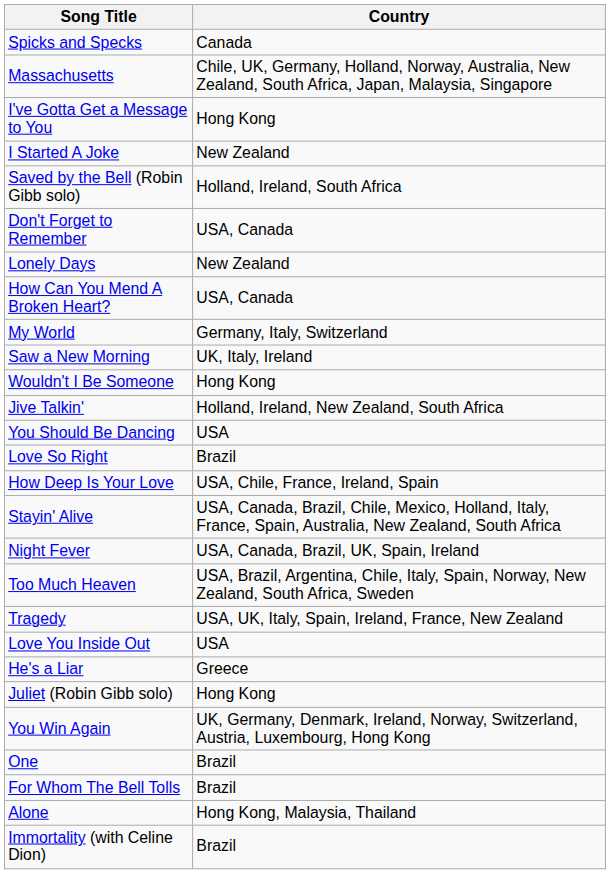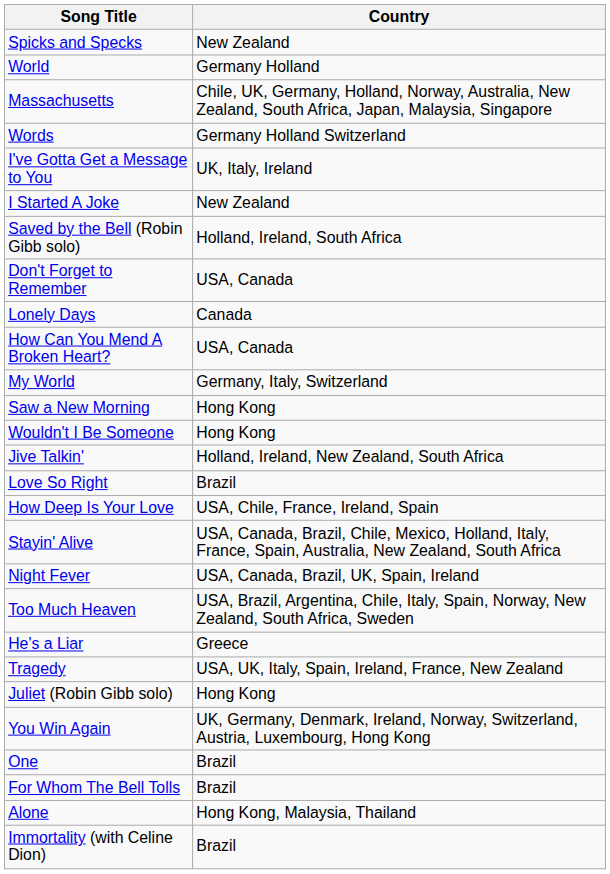(224, 42) Canada -> (243, 42) New Zealand
+ row: (29, 67)
+ row: (31, 135)
(236, 119) Hong Kong -> (254, 169) UK, Italy, Ireland
(243, 264) New Zealand -> (224, 314) Canada
(254, 357) UK, Italy, Ireland -> (236, 407) Hong Kong
- row: (92, 432)
rows swapped: (37, 619) <-> (46, 669)
- row: (79, 644)
